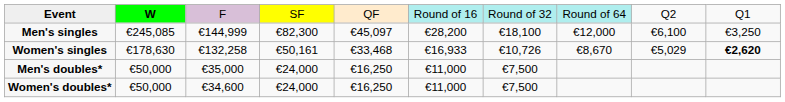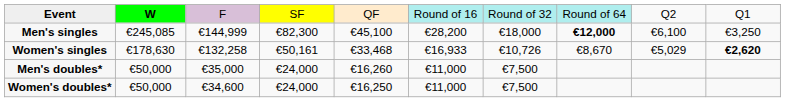(371, 32) €45,097 -> (371, 32) €45,100
(520, 32) €18,100 -> (520, 32) €18,000
(594, 32) normal -> (594, 32) bold
(371, 69) €16,250 -> (371, 69) €16,260
